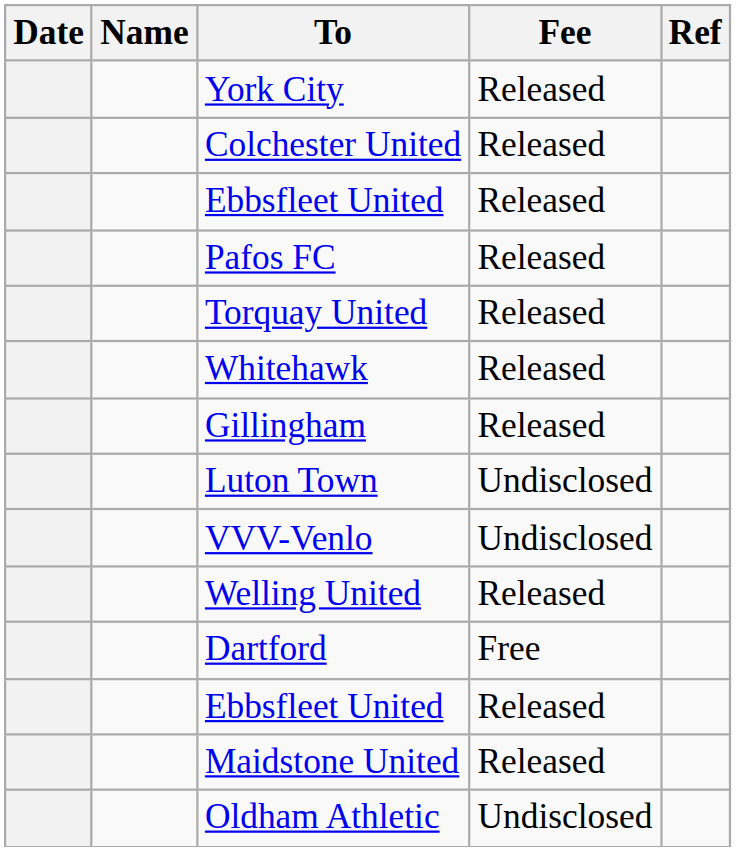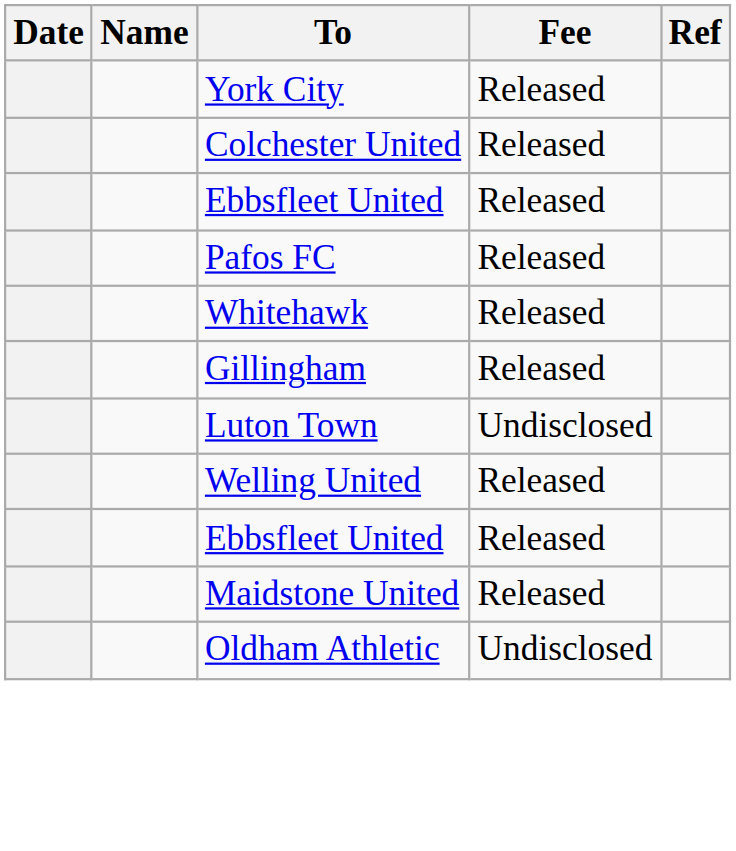- row: (316, 312)
- row: (289, 537)
- row: (266, 649)
